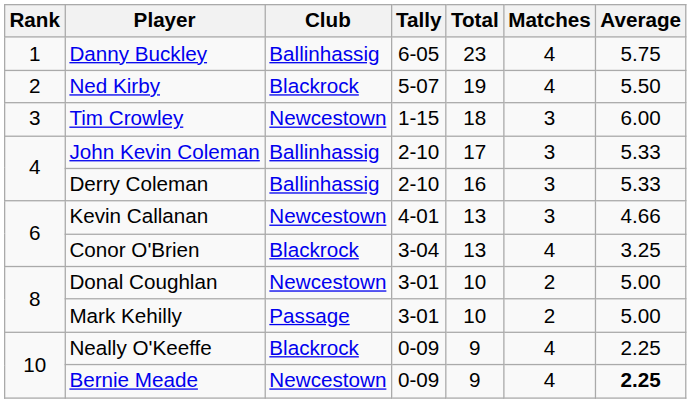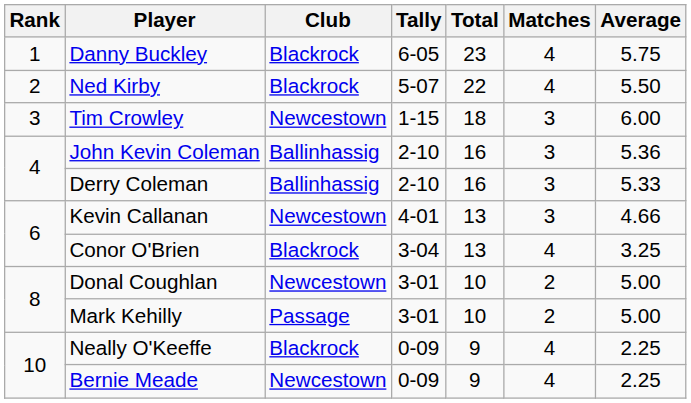(324, 53) Ballinhassig -> (314, 53) Blackrock
(475, 86) 19 -> (475, 86) 22
(475, 151) 17 -> (475, 151) 16
(641, 151) 5.33 -> (641, 151) 5.36
(641, 380) bold -> (641, 380) normal
